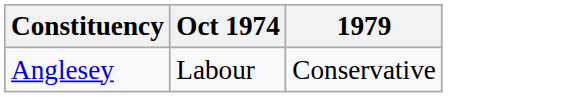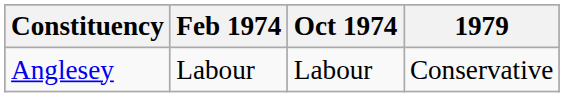+ column: (229, 26)
